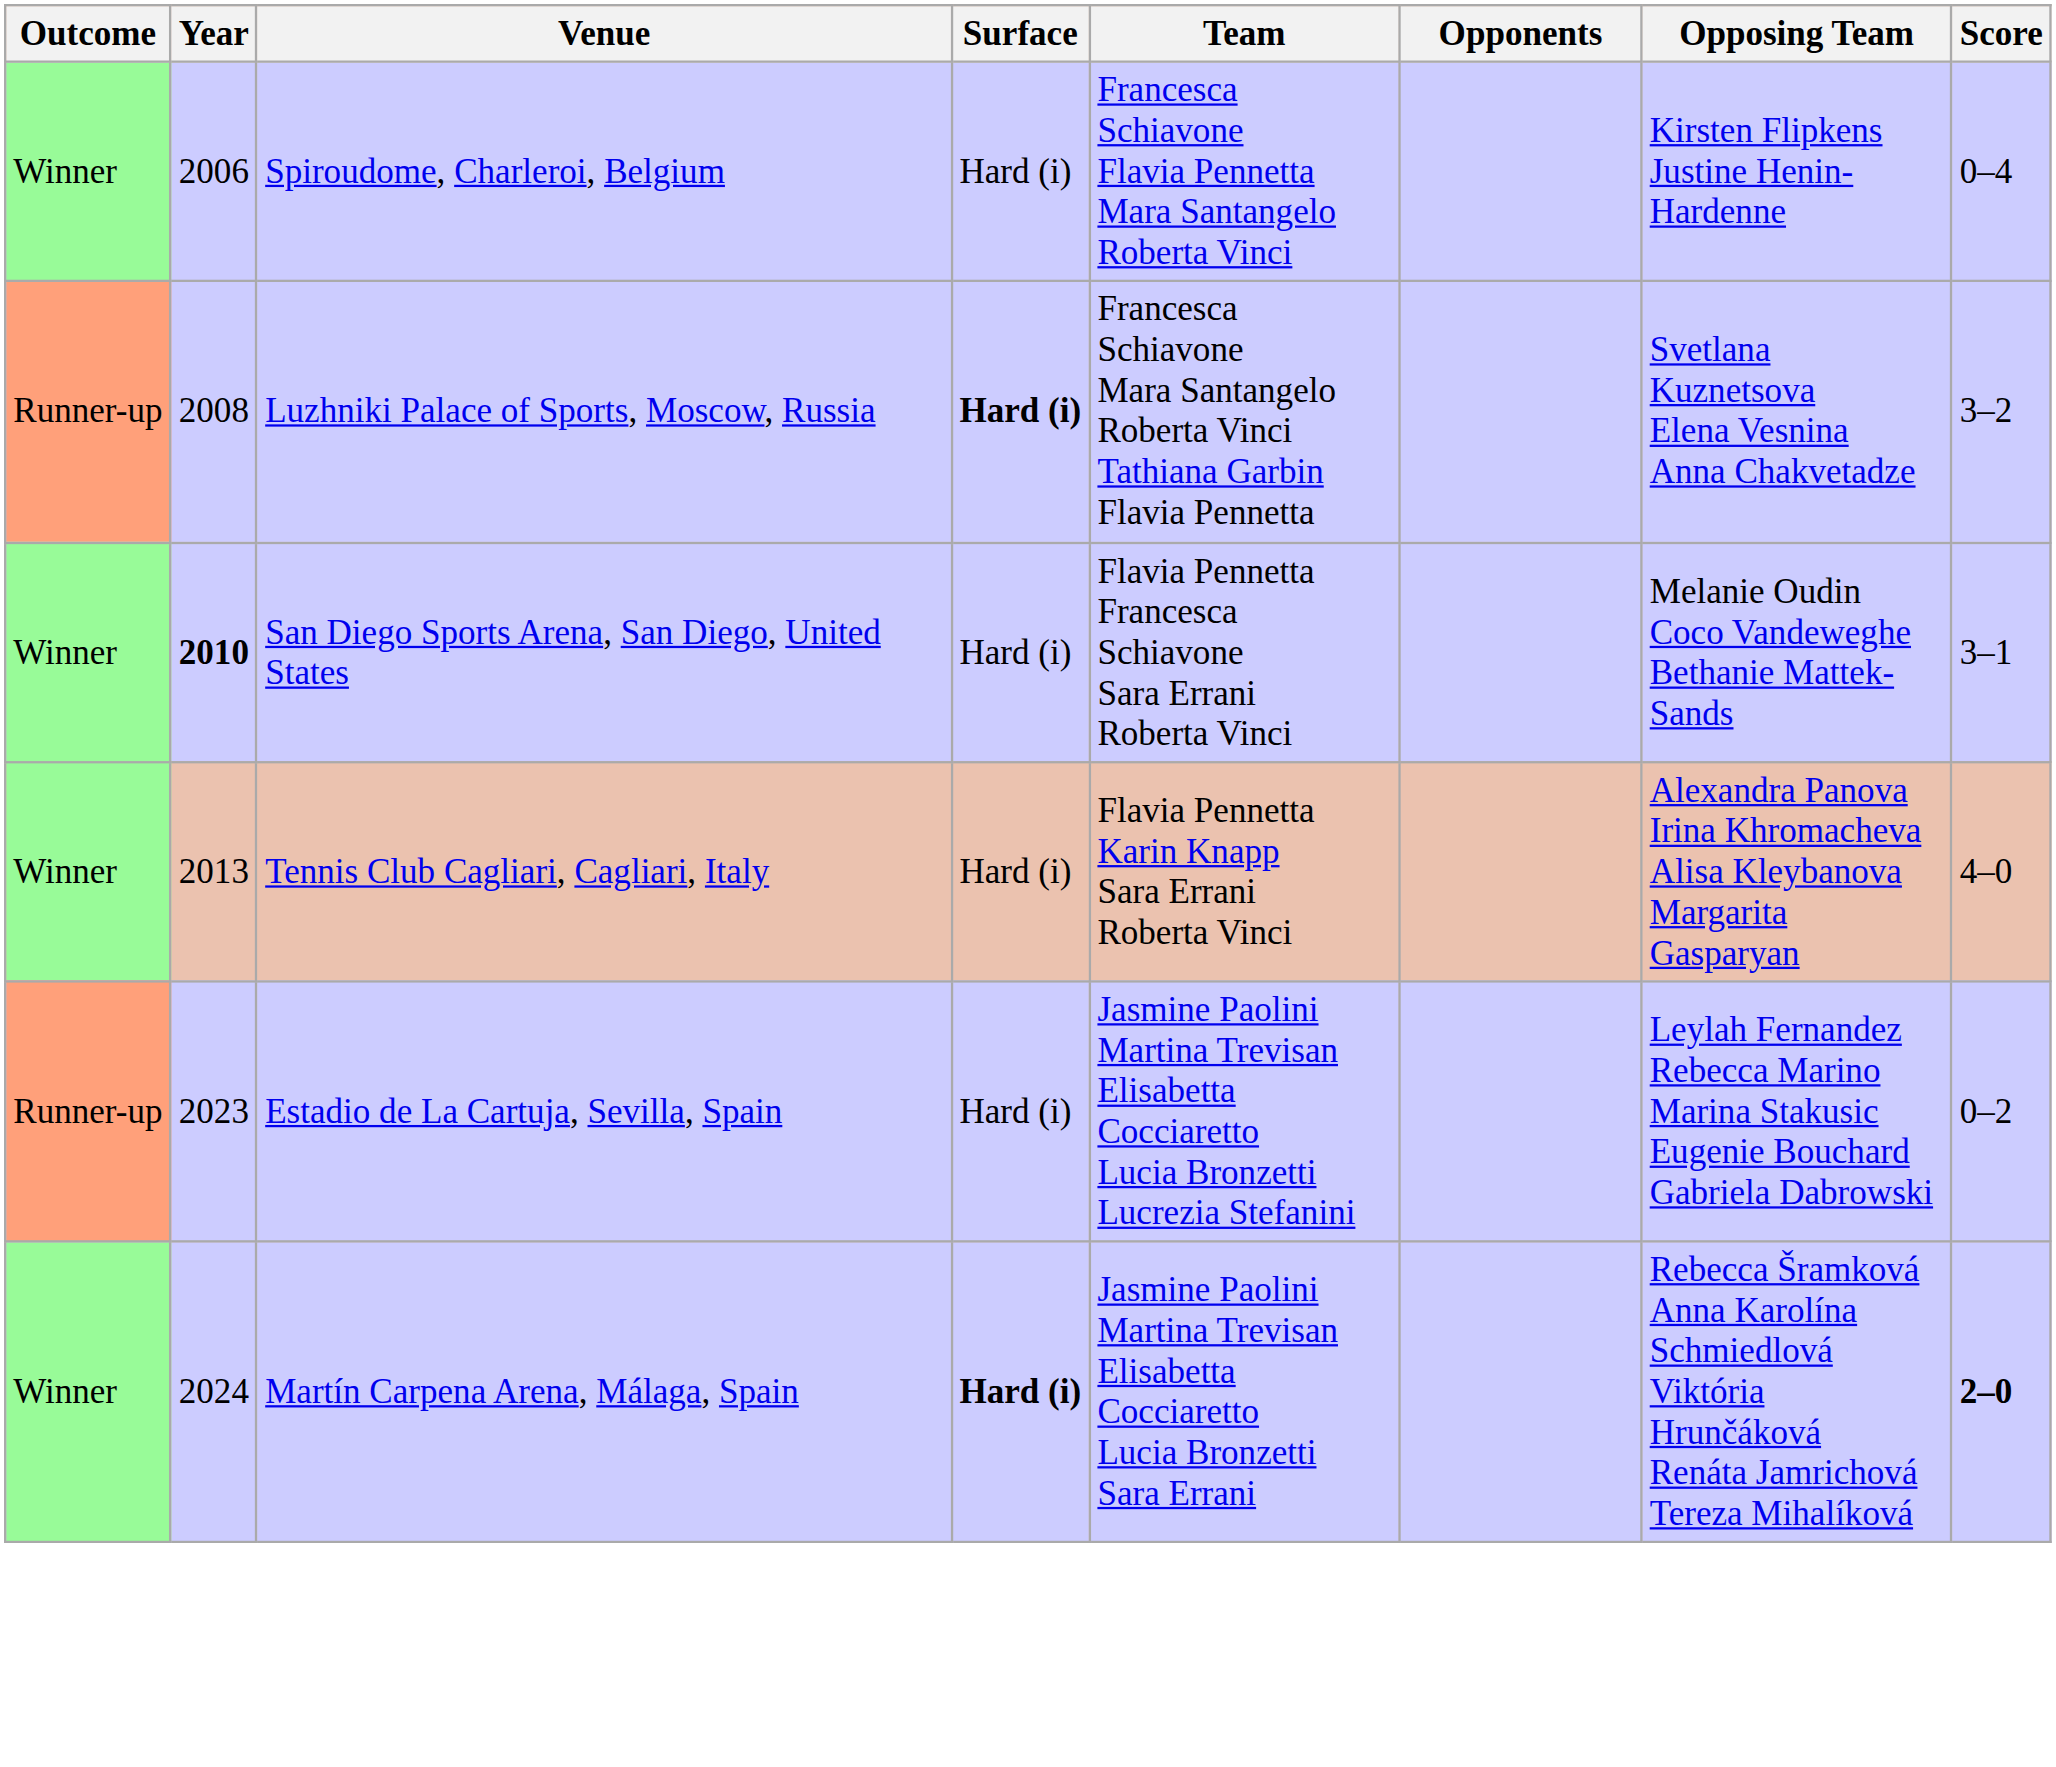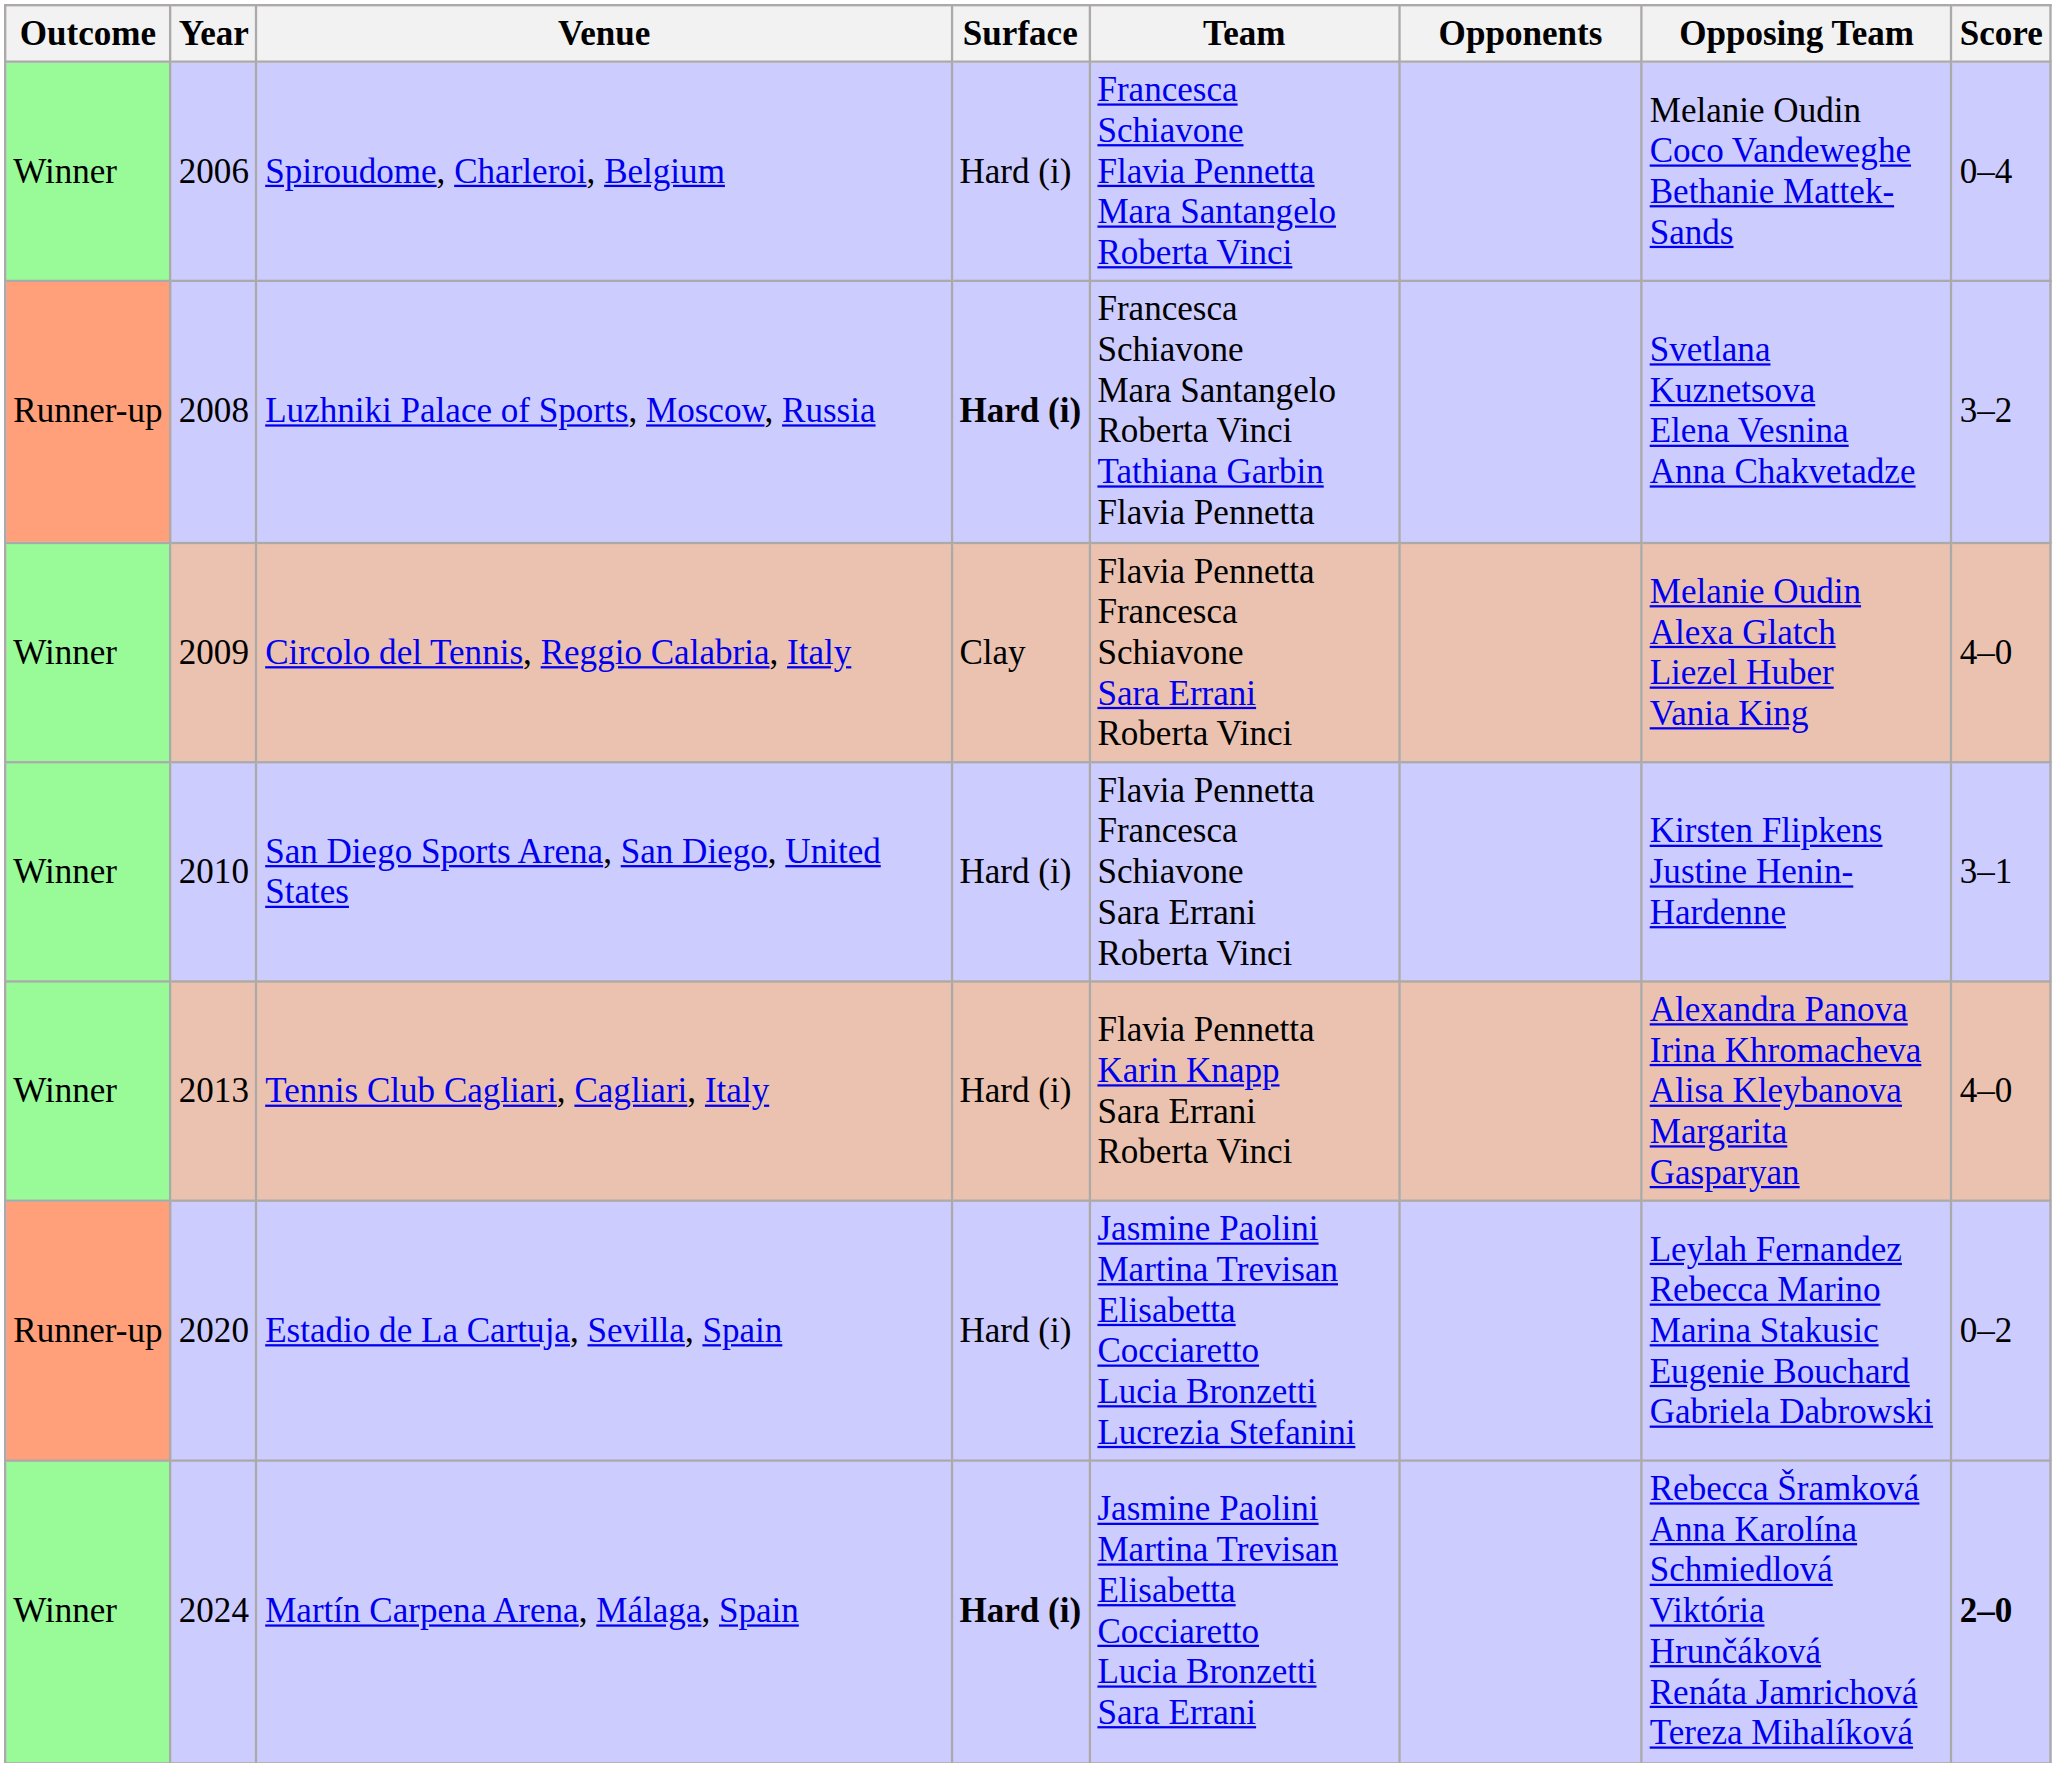(1766, 170) Kirsten Flipkens Justine Henin-Hardenne -> (1780, 170) Melanie Oudin Coco Vandeweghe Bethanie Mattek-Sands
+ row: (558, 650)
(214, 650) bold -> (214, 870) normal
(1780, 650) Melanie Oudin Coco Vandeweghe Bethanie Mattek-Sands -> (1766, 870) Kirsten Flipkens Justine Henin-Hardenne
(214, 1110) 2023 -> (214, 1330) 2020
